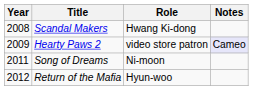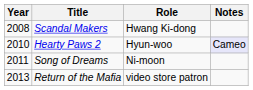(18, 45) 2009 -> (18, 45) 2010
(167, 45) video store patron -> (149, 45) Hyun-woo
(18, 77) 2012 -> (18, 77) 2013
(149, 77) Hyun-woo -> (167, 77) video store patron
